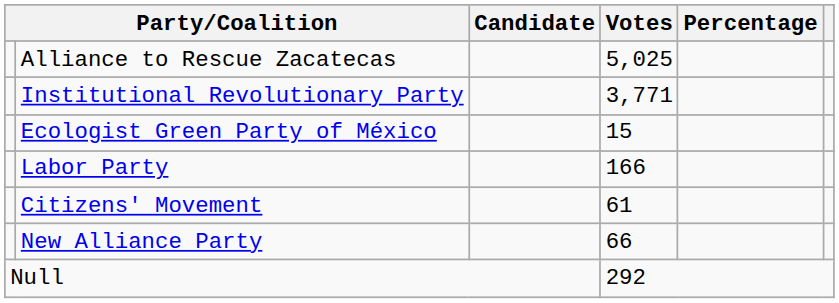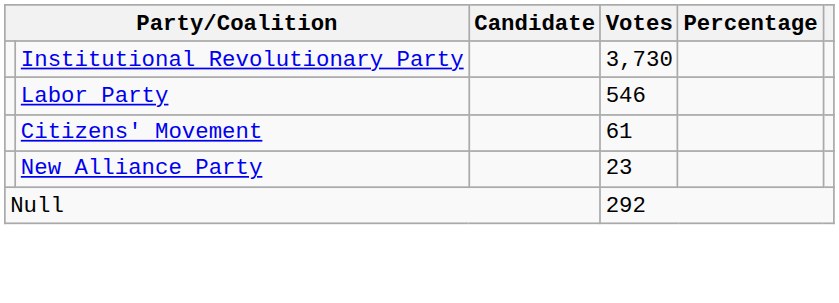- row: (209, 60)
(639, 96) 3,771 -> (639, 60) 3,730
- row: (229, 132)
(626, 169) 166 -> (626, 96) 546
(619, 242) 66 -> (619, 169) 23
